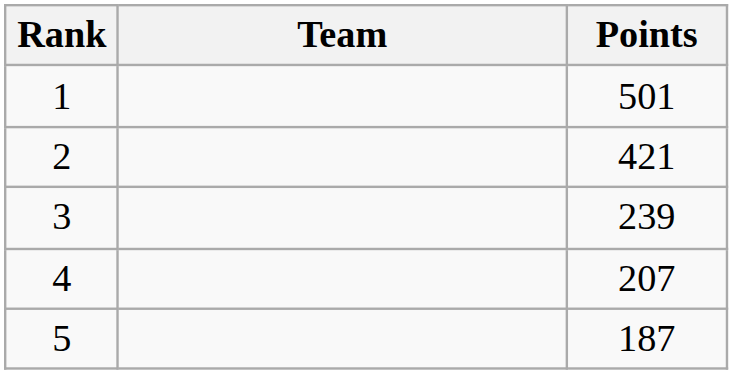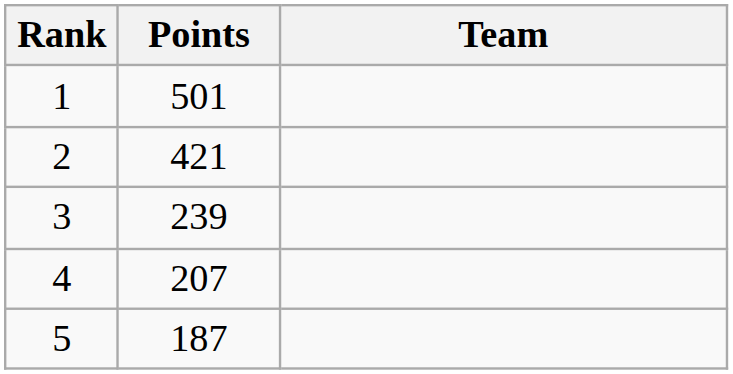columns swapped: (342, 34) <-> (647, 34)
